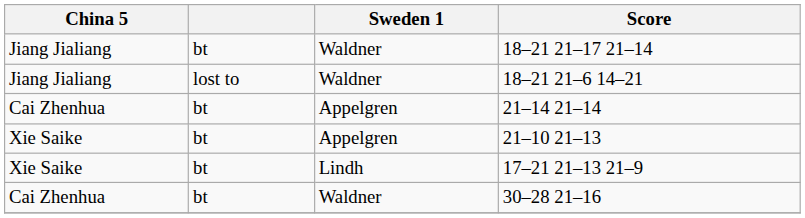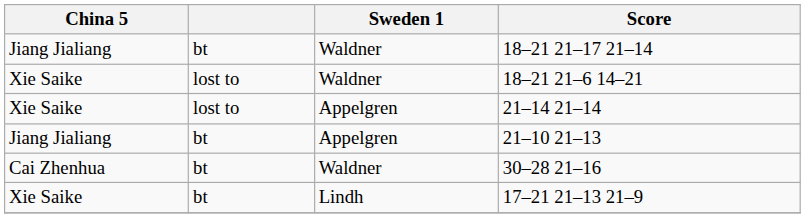(60, 78) Jiang Jialiang -> (46, 78) Xie Saike
(57, 108) Cai Zhenhua -> (46, 108) Xie Saike
(200, 108) bt -> (216, 108) lost to
(46, 138) Xie Saike -> (60, 138) Jiang Jialiang
rows swapped: (552, 197) <-> (573, 167)
